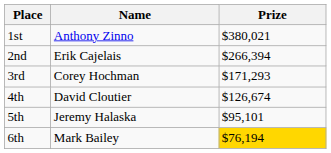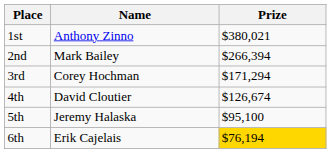(88, 55) Erik Cajelais -> (86, 55) Mark Bailey
(246, 76) $171,293 -> (246, 76) $171,294
(243, 117) $95,101 -> (243, 117) $95,100
(86, 138) Mark Bailey -> (88, 138) Erik Cajelais
